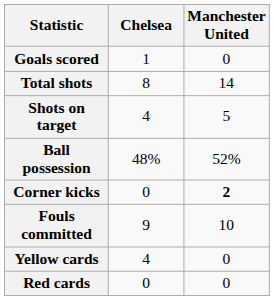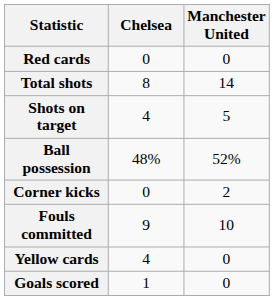rows swapped: (57, 58) <-> (57, 283)
(226, 192) bold -> (226, 192) normal
